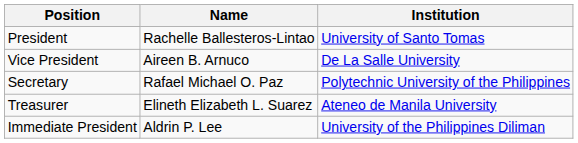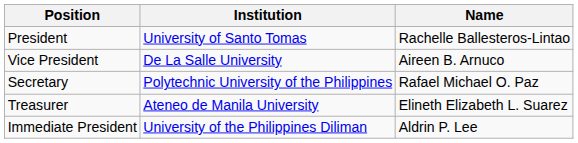columns swapped: (229, 15) <-> (446, 15)
